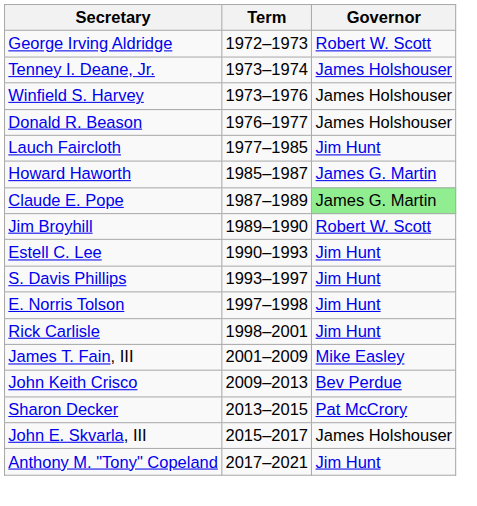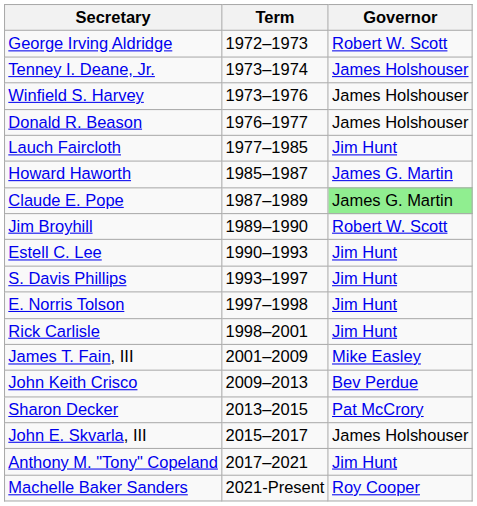+ row: (98, 488)
